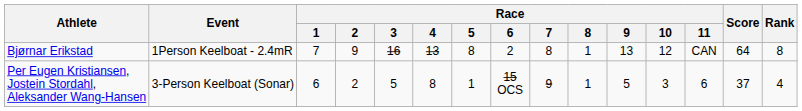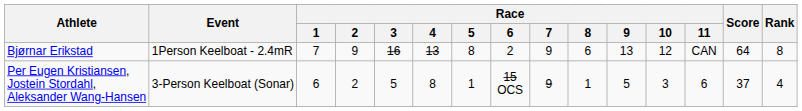(549, 52) 8 -> (549, 52) 9
(588, 52) 1 -> (588, 52) 6
